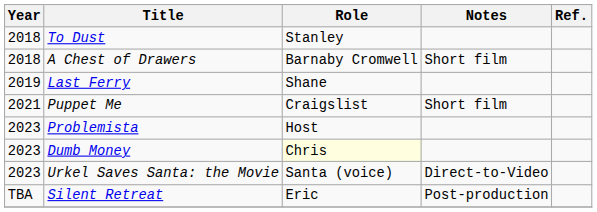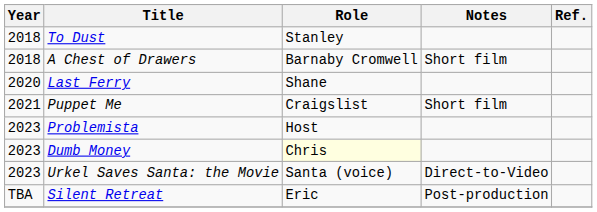(24, 83) 2019 -> (24, 83) 2020
